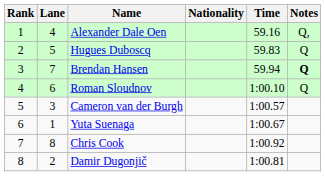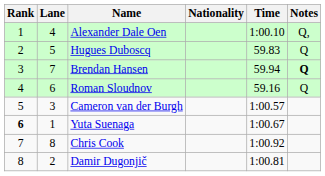(267, 32) 59.16 -> (267, 32) 1:00.10
(267, 87) 1:00.10 -> (267, 87) 59.16
(21, 124) normal -> (21, 124) bold
